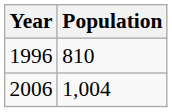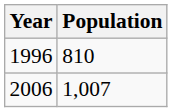(86, 89) 1,004 -> (86, 89) 1,007
